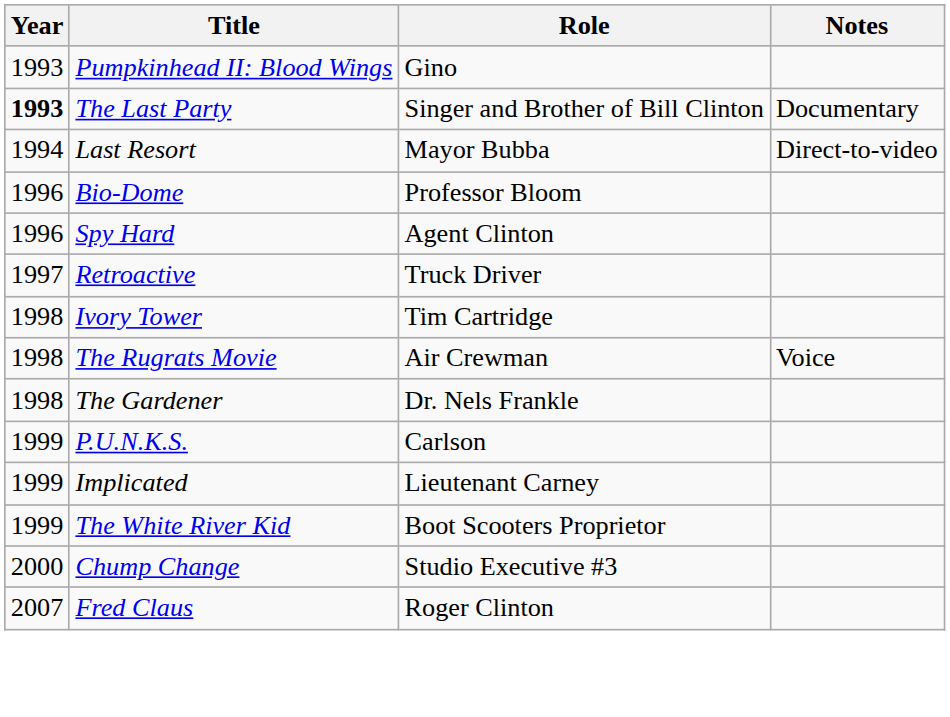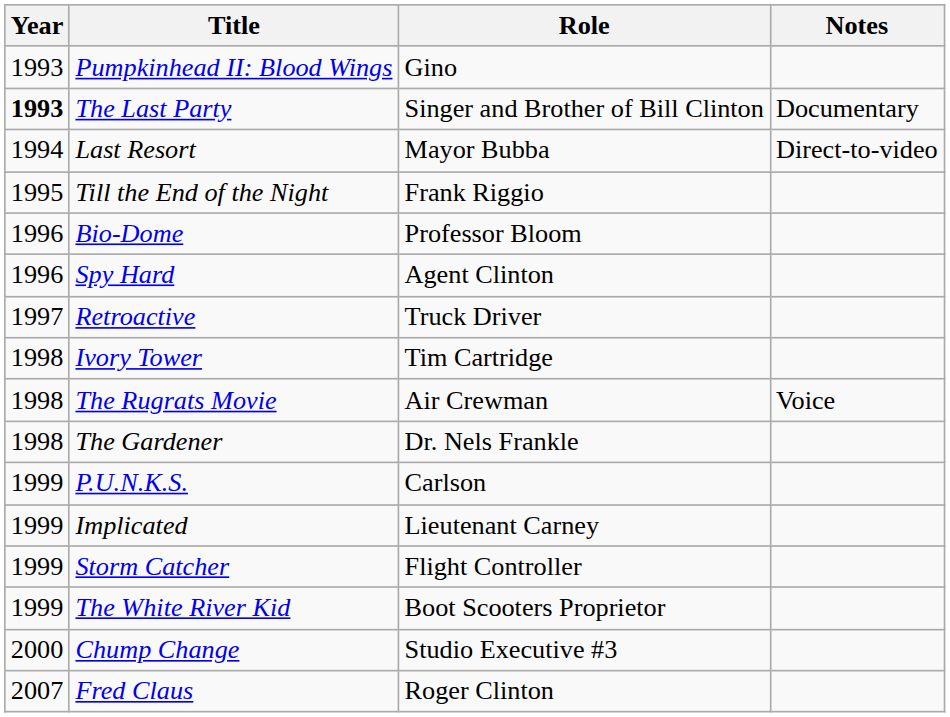+ row: (202, 191)
+ row: (152, 566)
